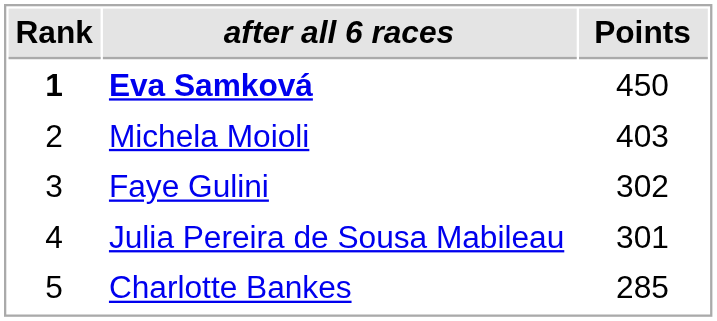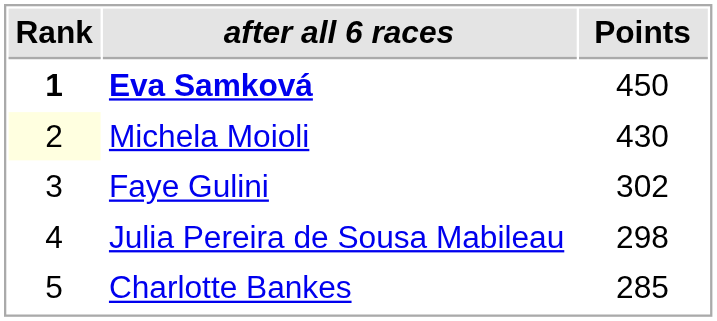(54, 136) no background -> (54, 136) lightyellow background
(643, 136) 403 -> (643, 136) 430
(643, 237) 301 -> (643, 237) 298
